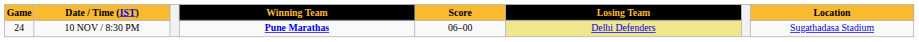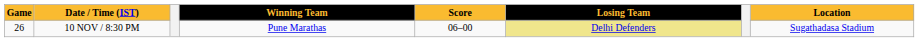(19, 28) 24 -> (19, 28) 26
(297, 28) bold -> (297, 28) normal
